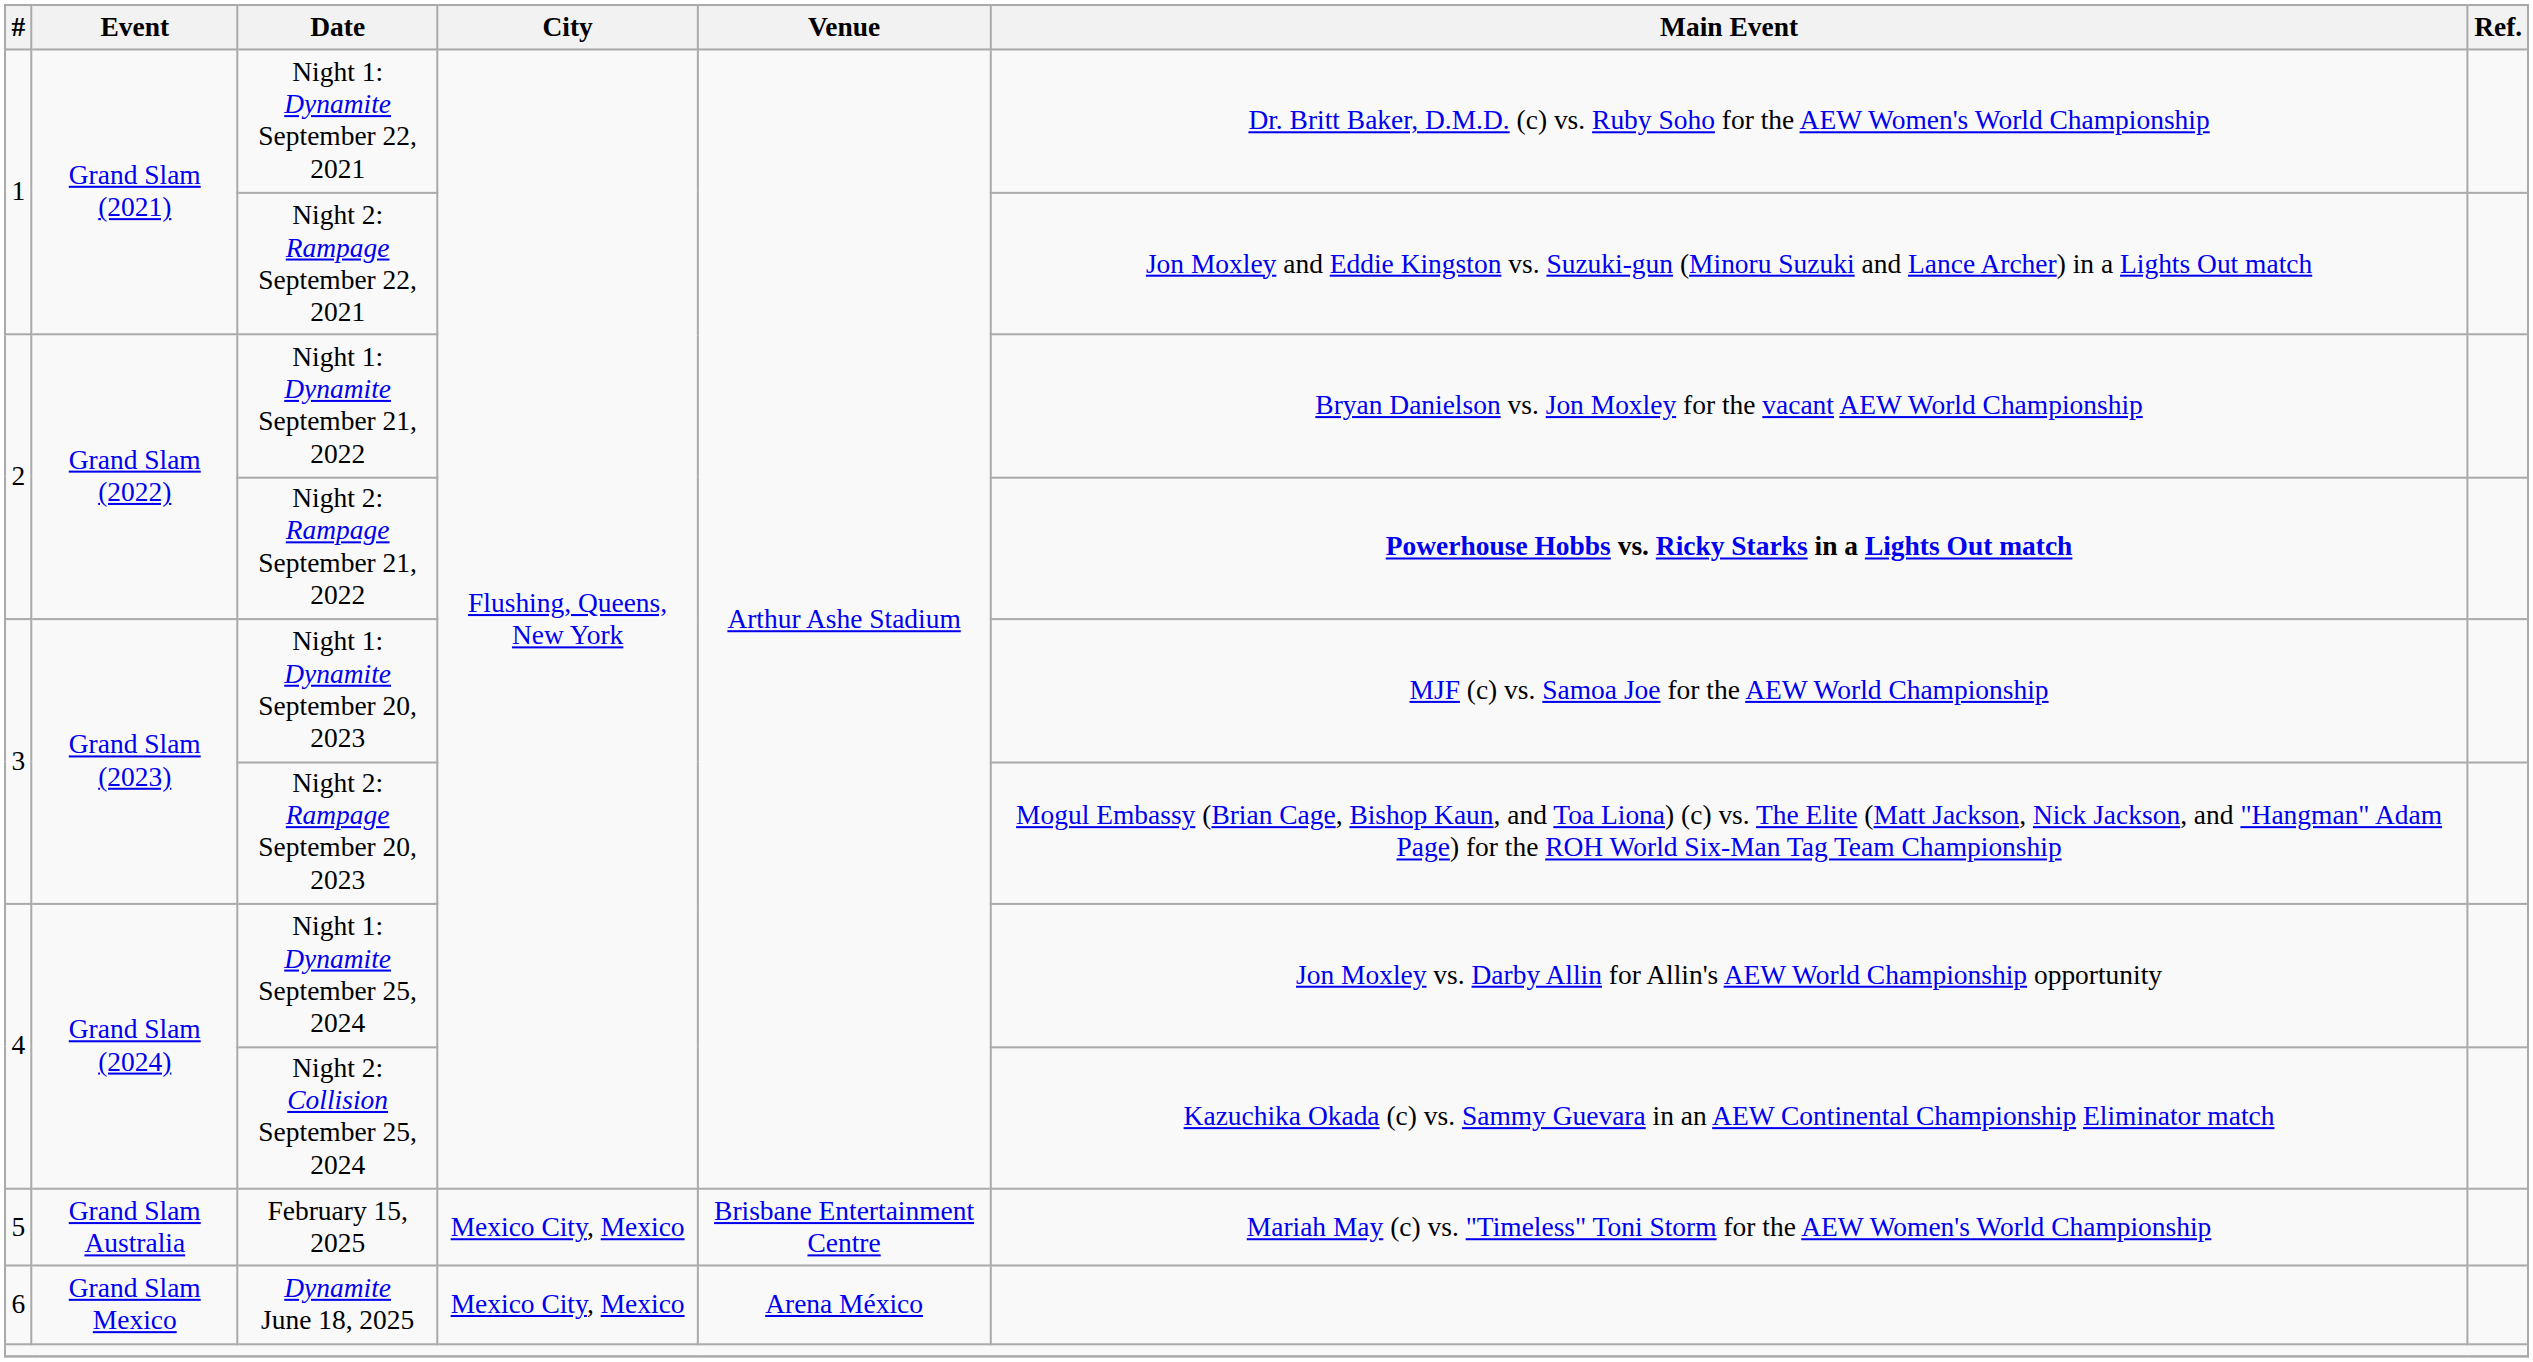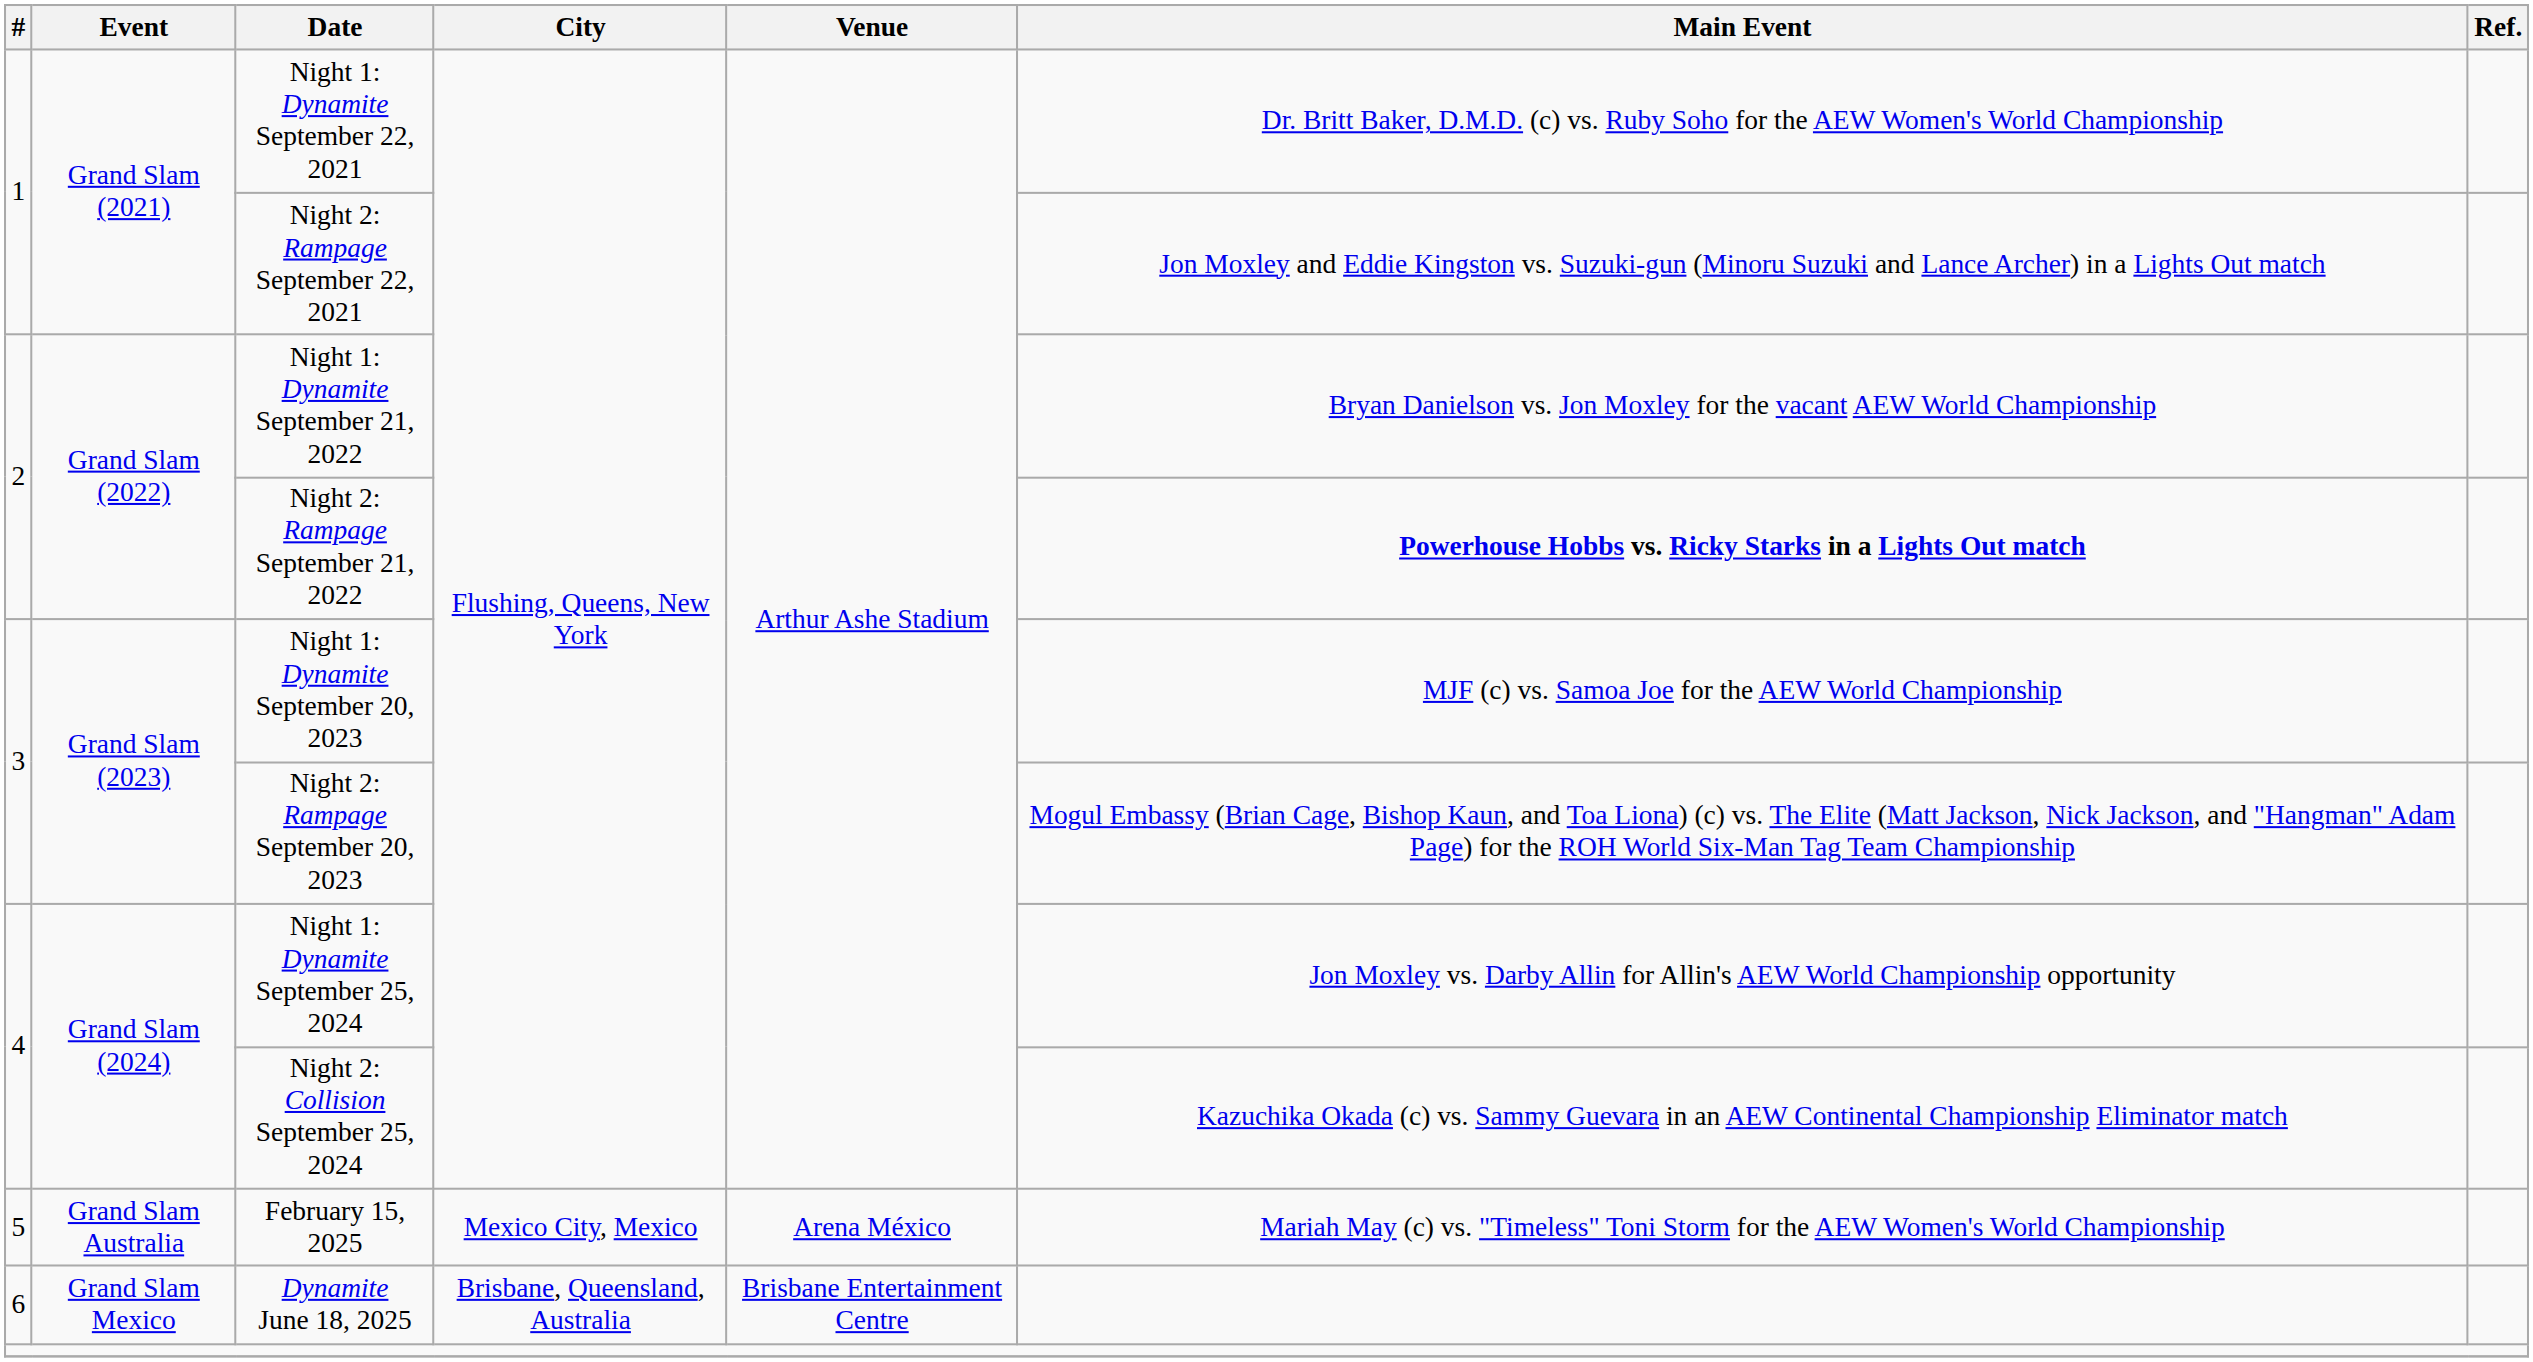(844, 1226) Brisbane Entertainment Centre -> (872, 1226) Arena México
(568, 1304) Mexico City, Mexico -> (581, 1304) Brisbane, Queensland, Australia
(844, 1304) Arena México -> (872, 1304) Brisbane Entertainment Centre
